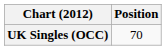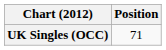(136, 34) 70 -> (136, 34) 71
